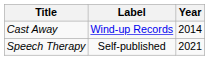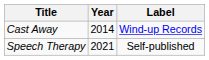columns swapped: (190, 13) <-> (132, 13)
